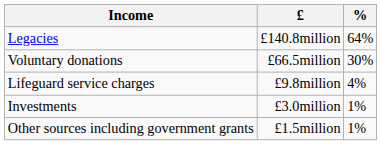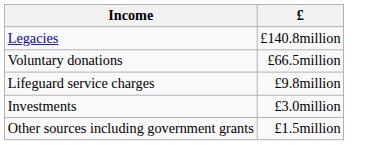- column: (360, 15)
